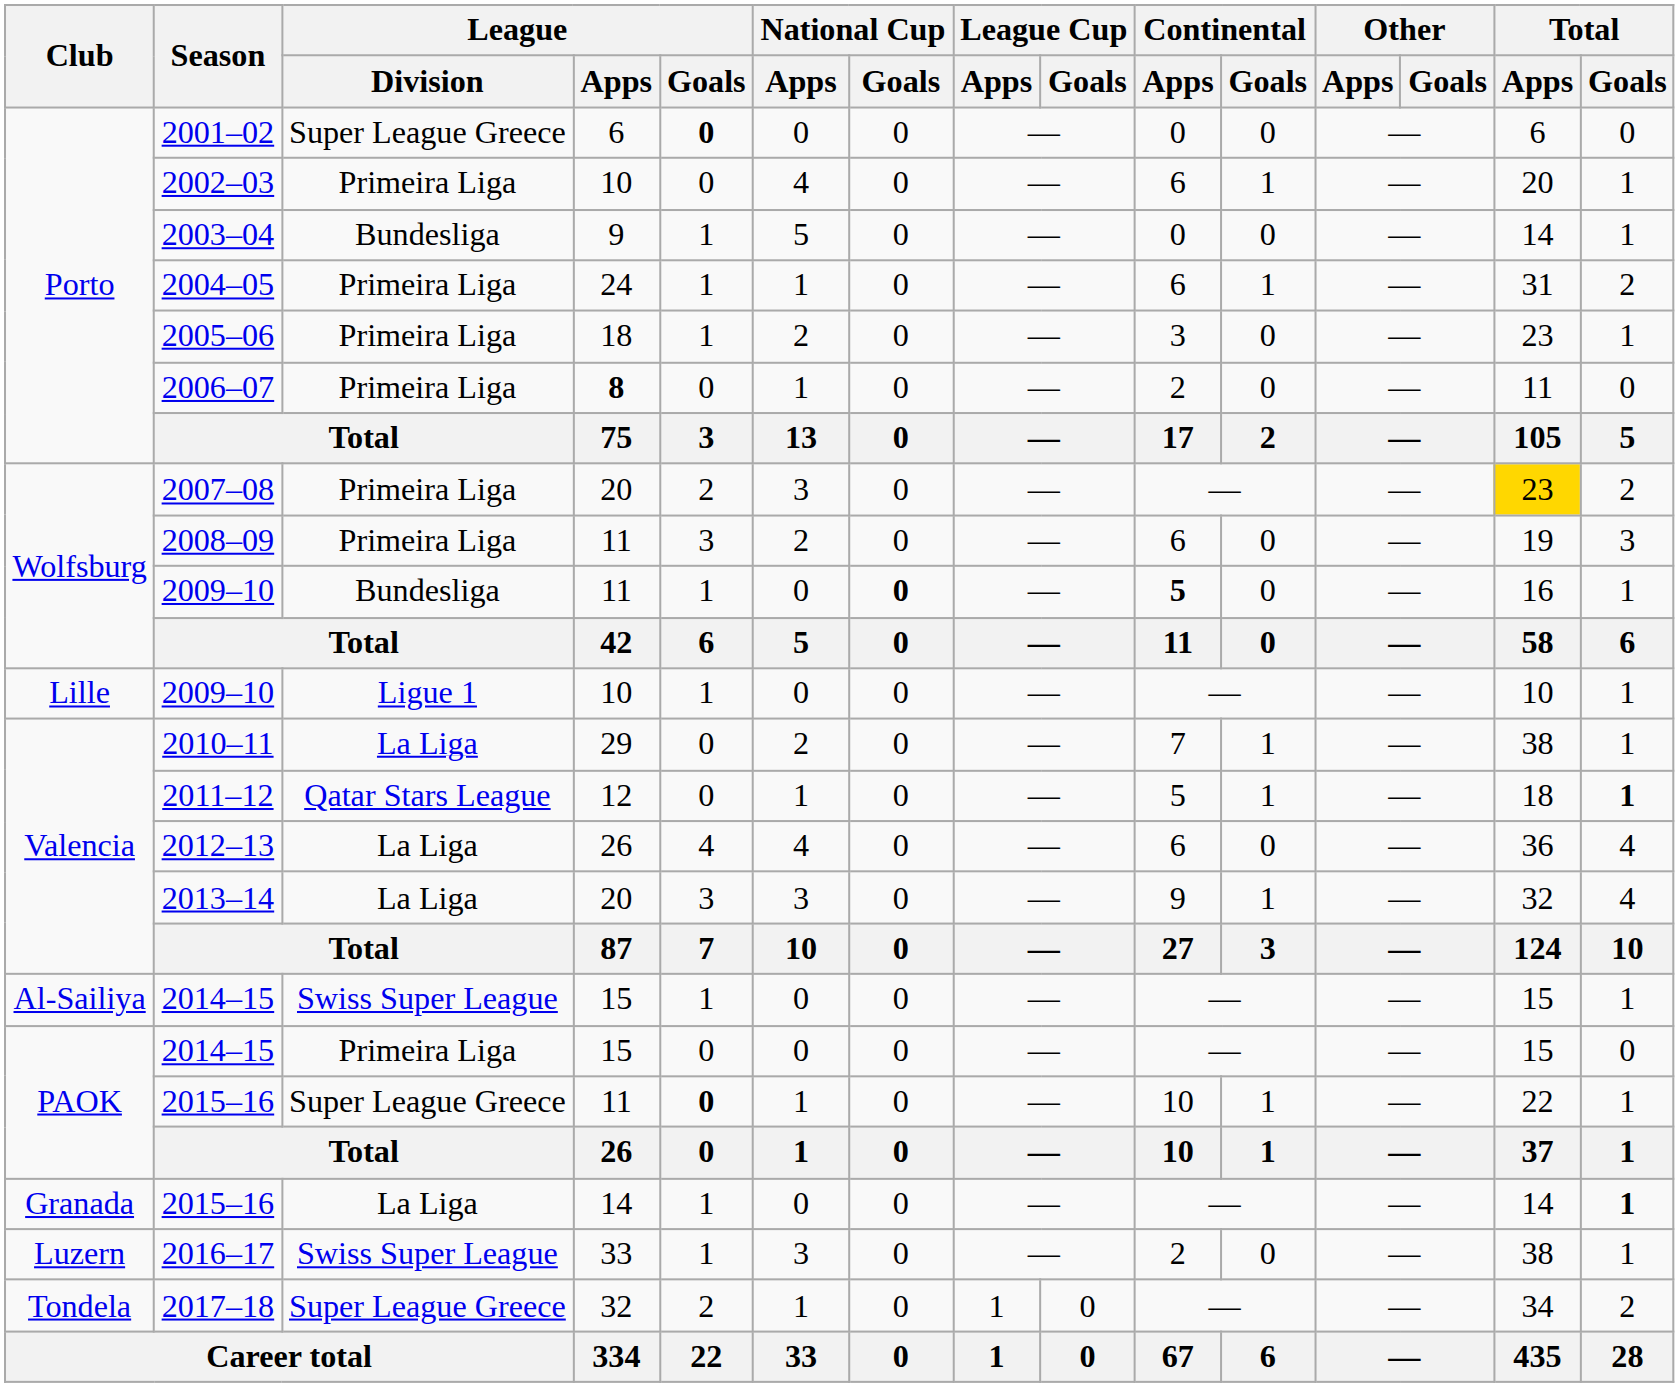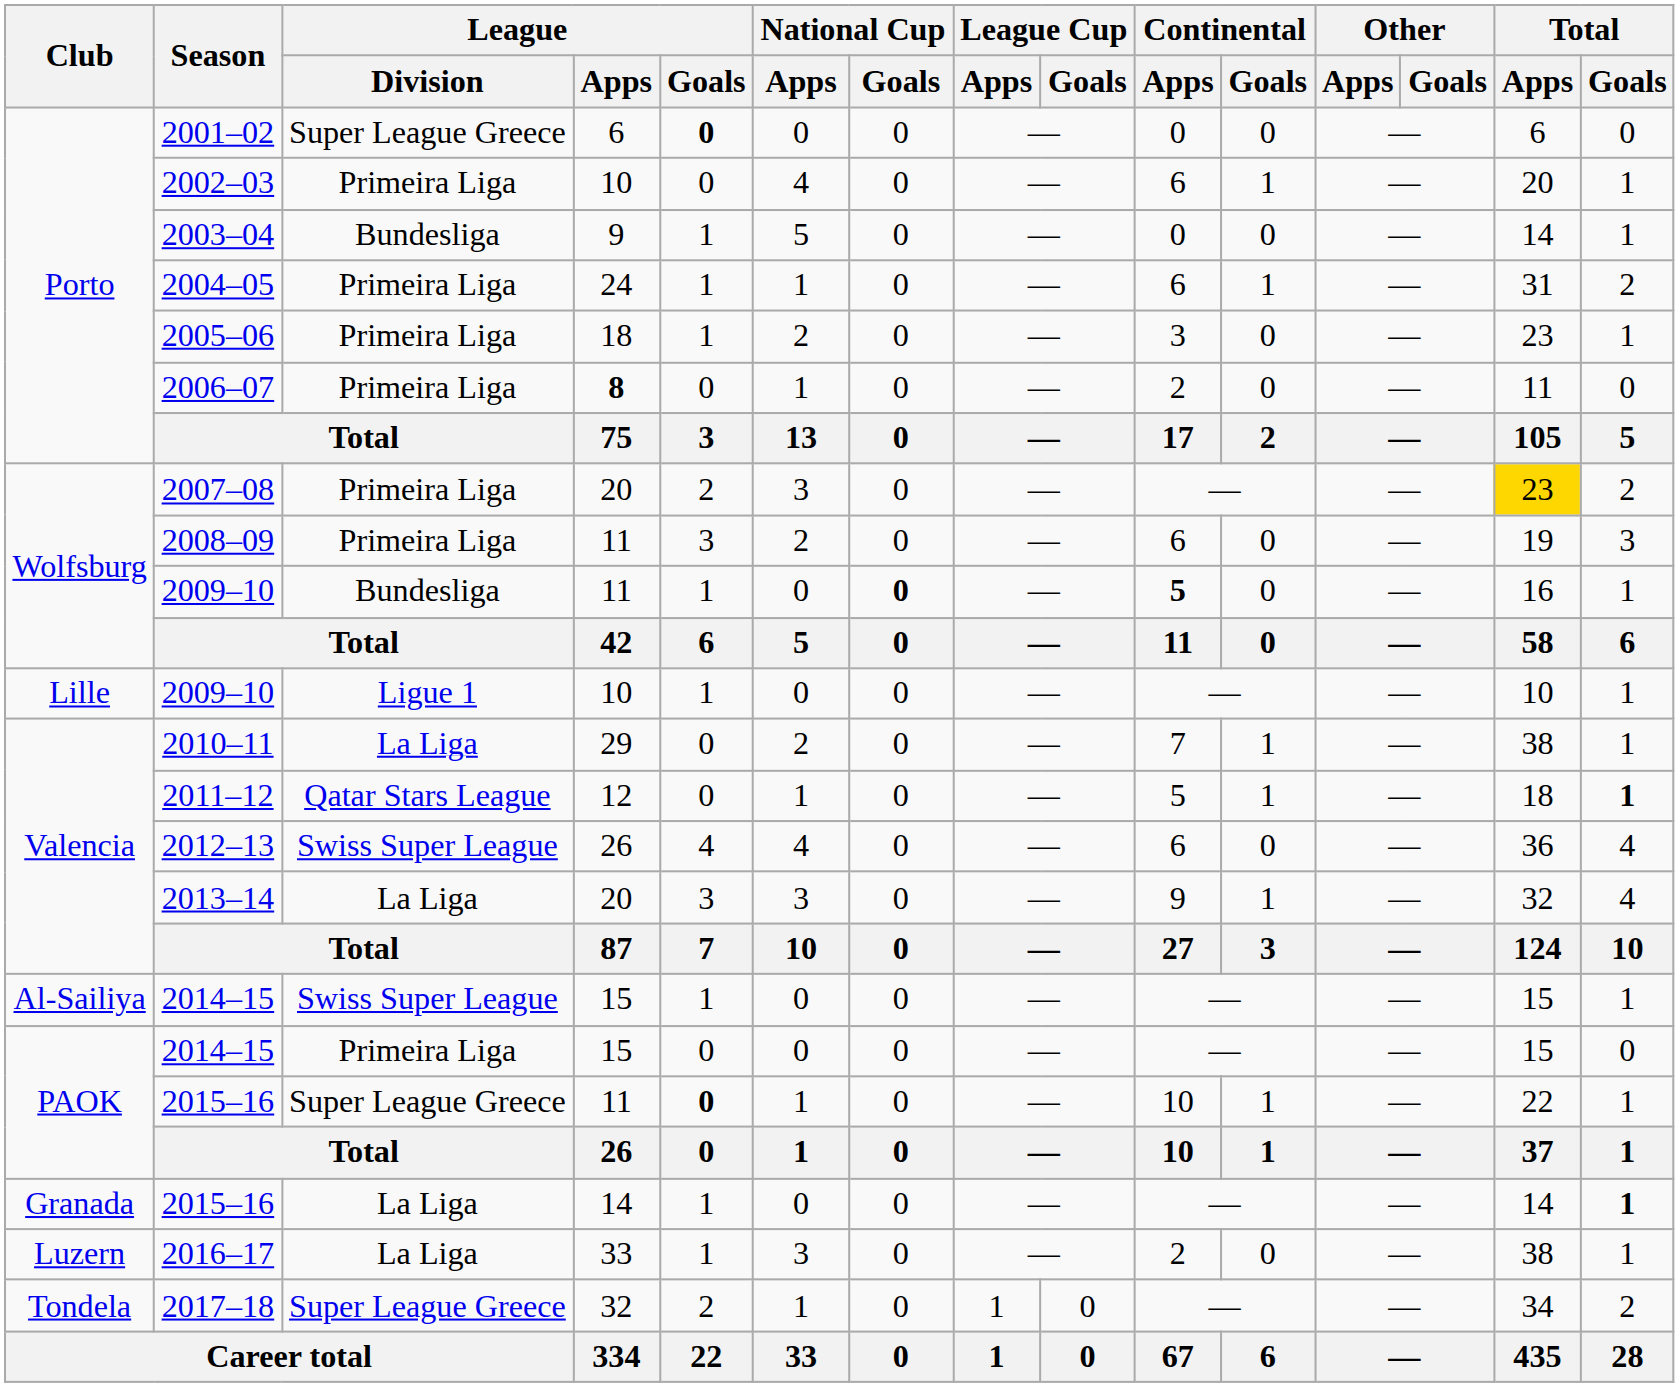(427, 846) La Liga -> (427, 846) Swiss Super League
(427, 1254) Swiss Super League -> (427, 1254) La Liga
